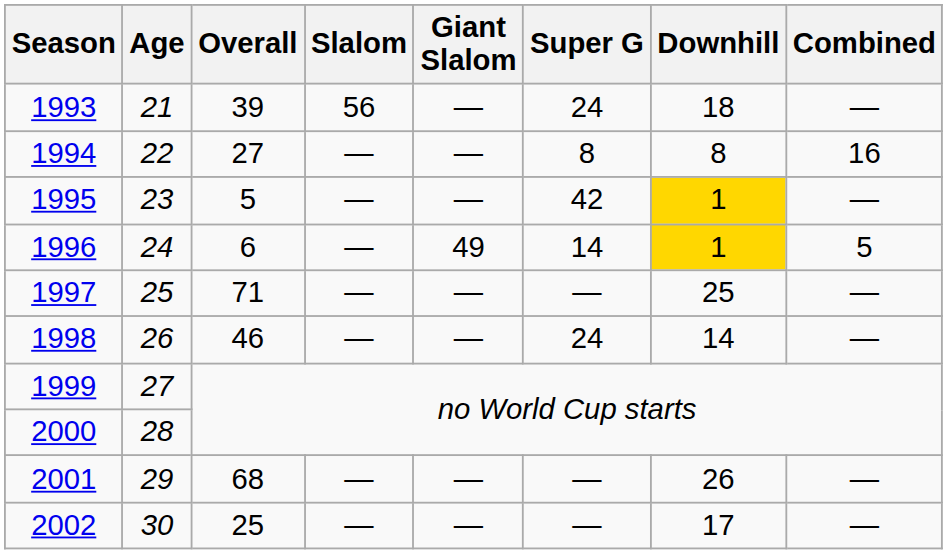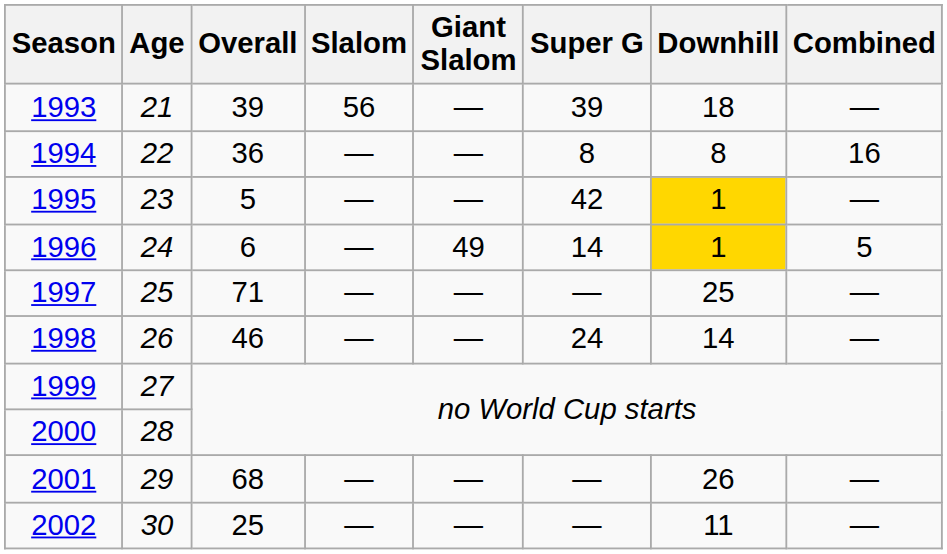(587, 107) 24 -> (587, 107) 39
(248, 153) 27 -> (248, 153) 36
(718, 525) 17 -> (718, 525) 11
